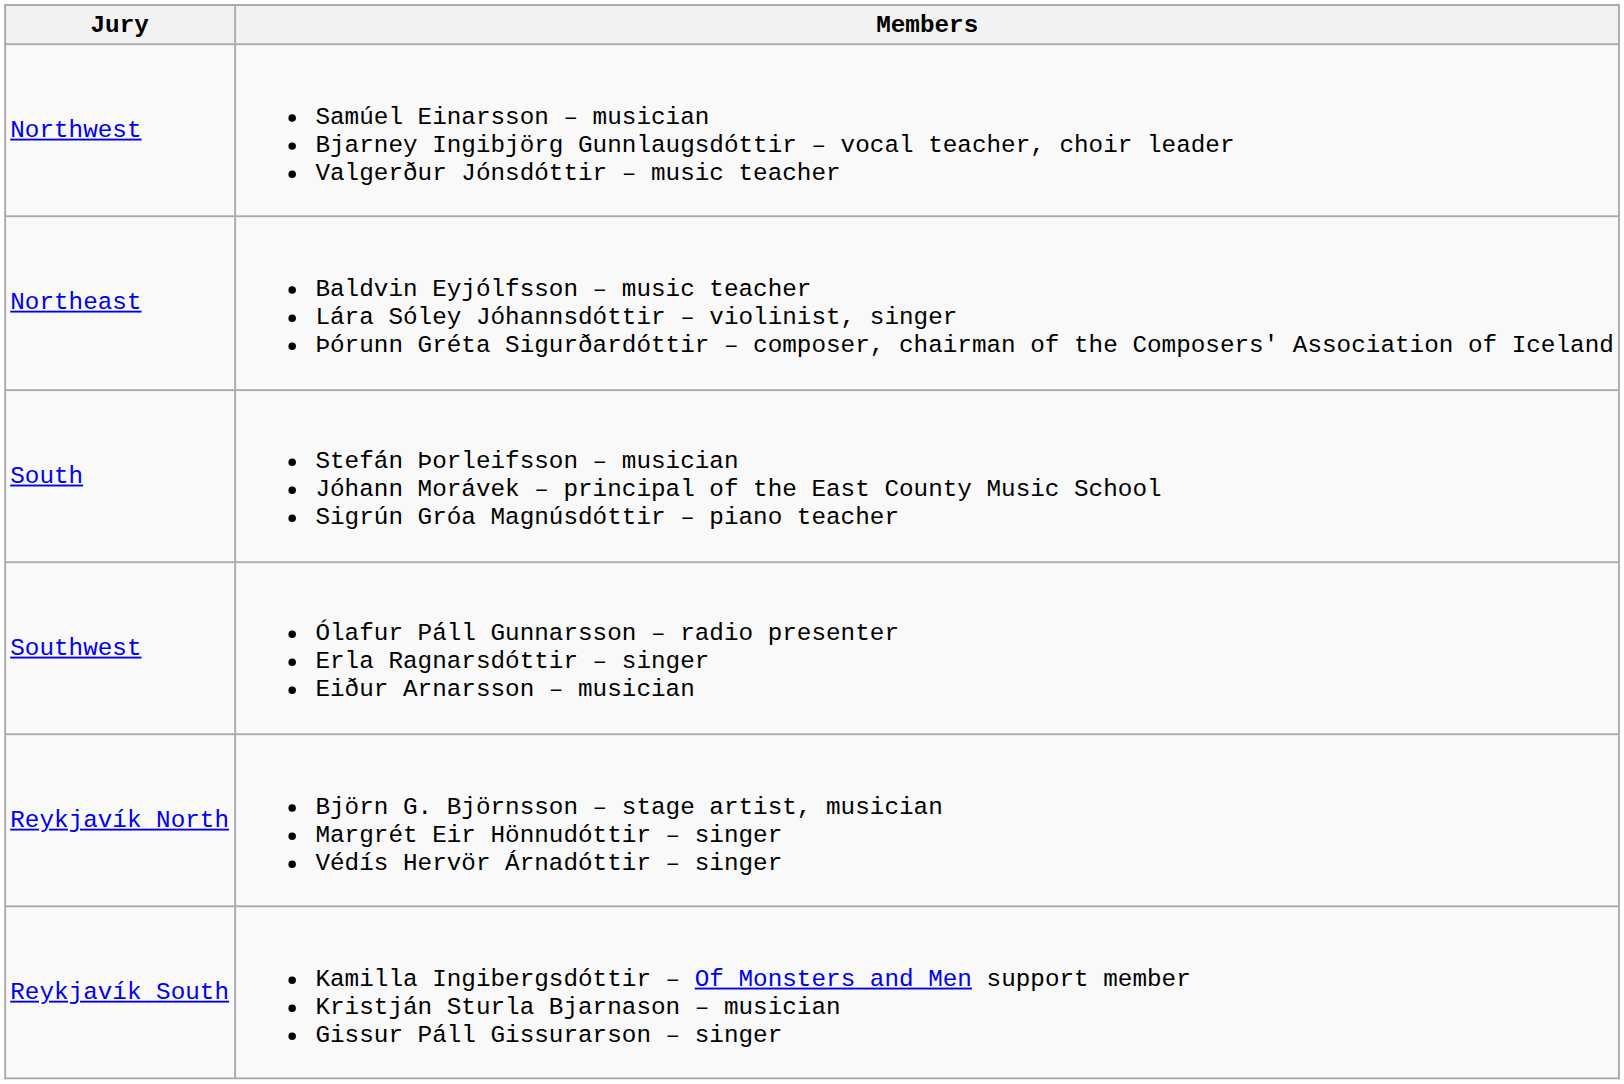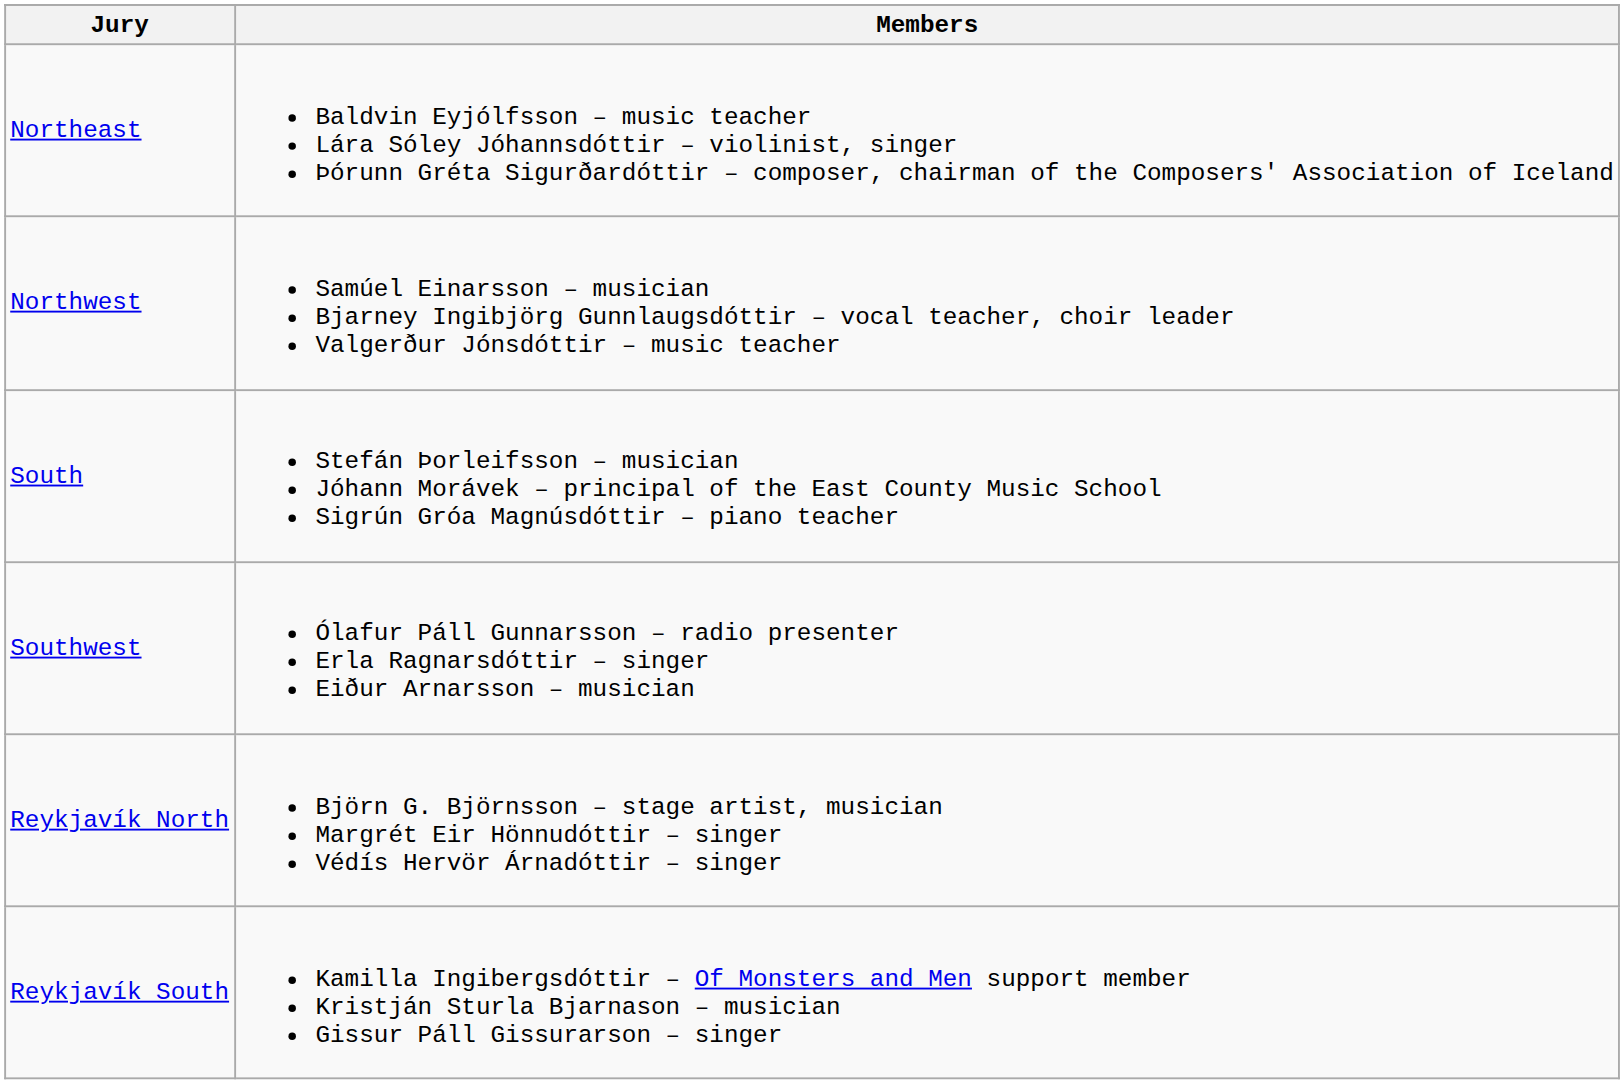rows swapped: (76, 131) <-> (76, 303)
